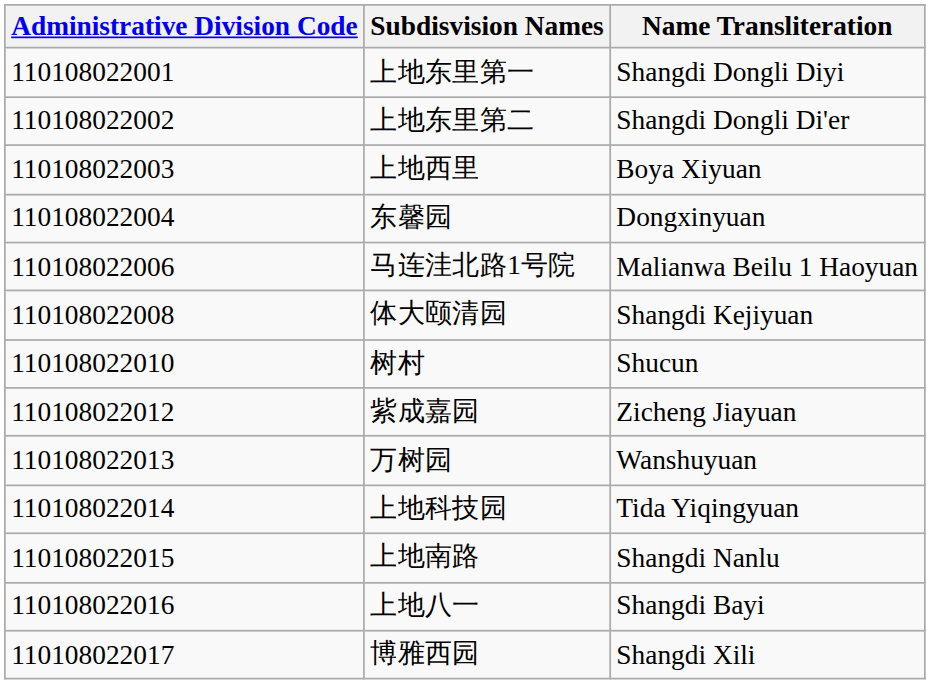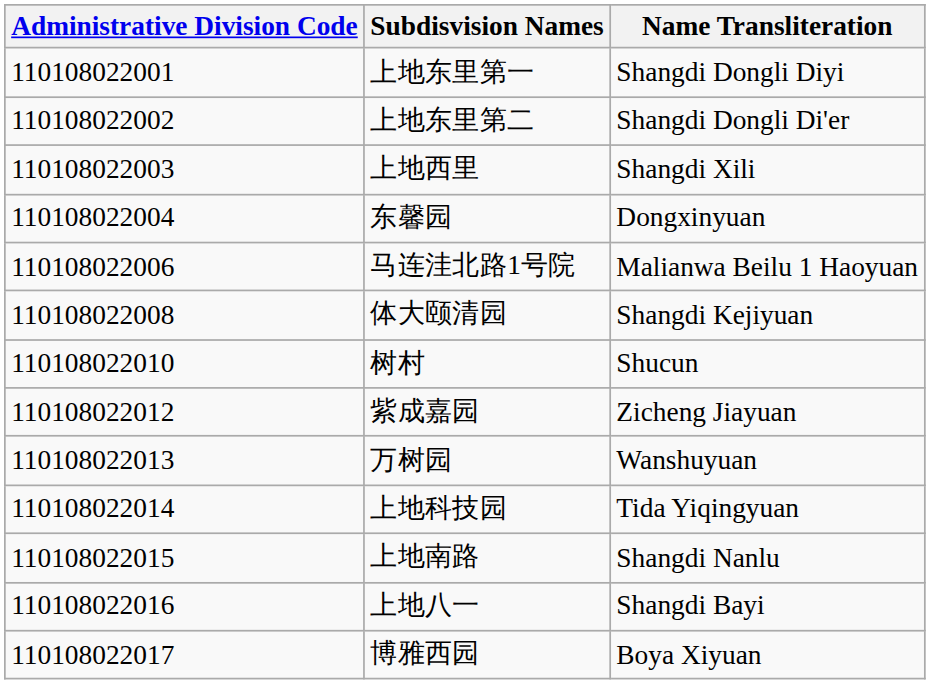(689, 169) Boya Xiyuan -> (686, 169) Shangdi Xili
(686, 654) Shangdi Xili -> (689, 654) Boya Xiyuan
